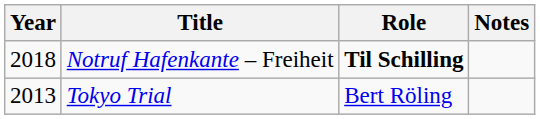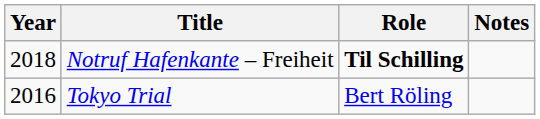(33, 95) 2013 -> (33, 95) 2016
